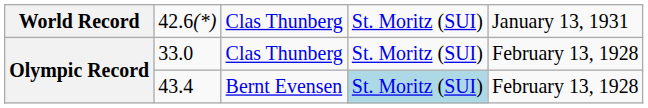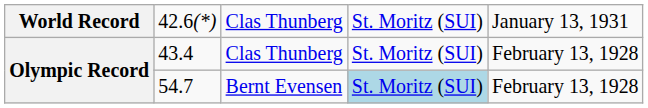(176, 53) 33.0 -> (176, 53) 43.4
(176, 86) 43.4 -> (176, 86) 54.7
